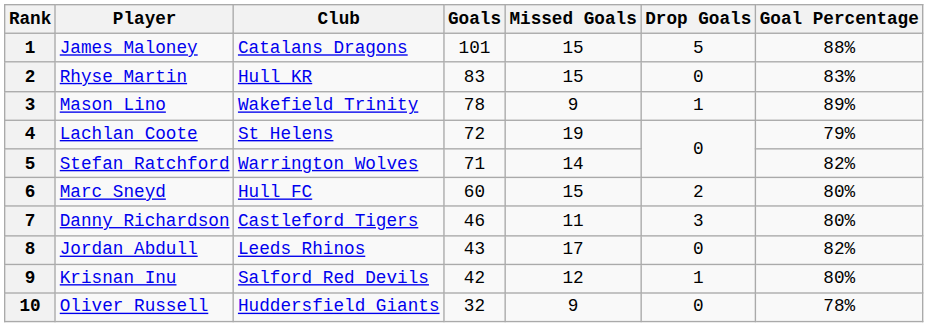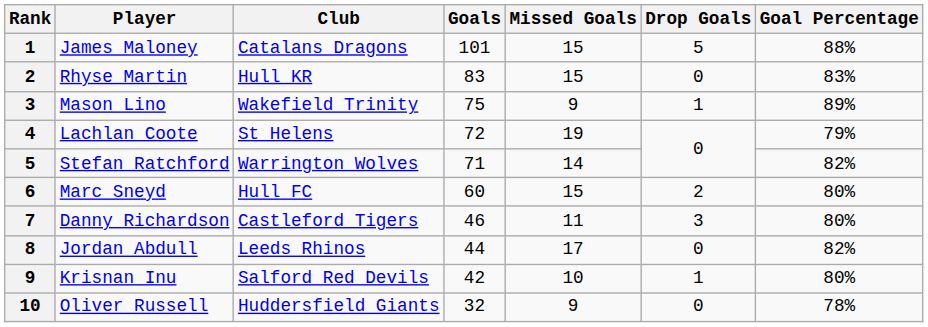(474, 106) 78 -> (474, 106) 75
(474, 250) 43 -> (474, 250) 44
(573, 278) 12 -> (573, 278) 10
